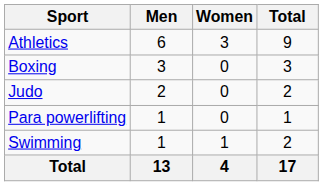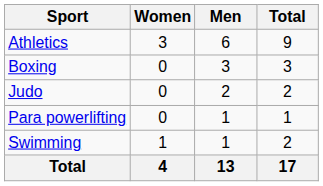columns swapped: (161, 17) <-> (224, 17)
